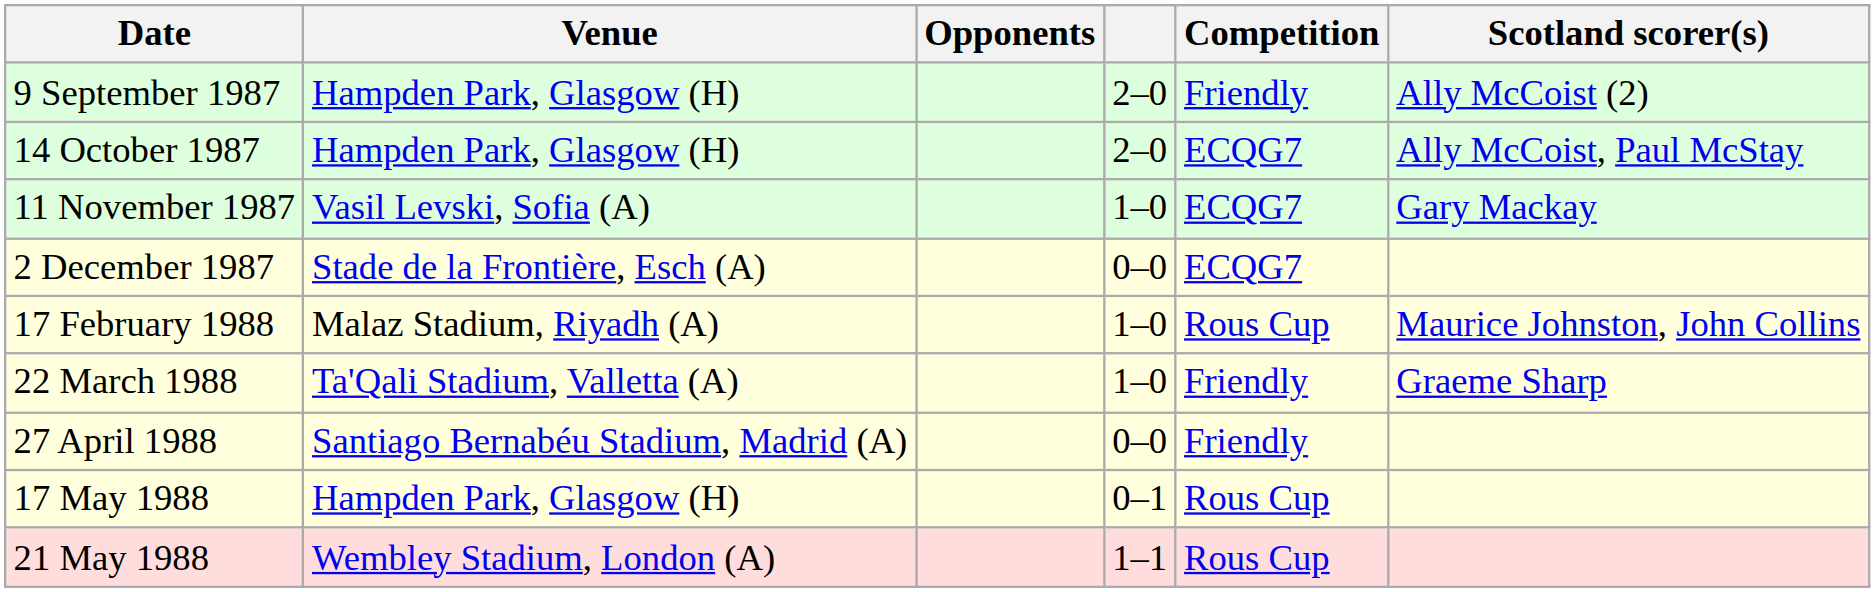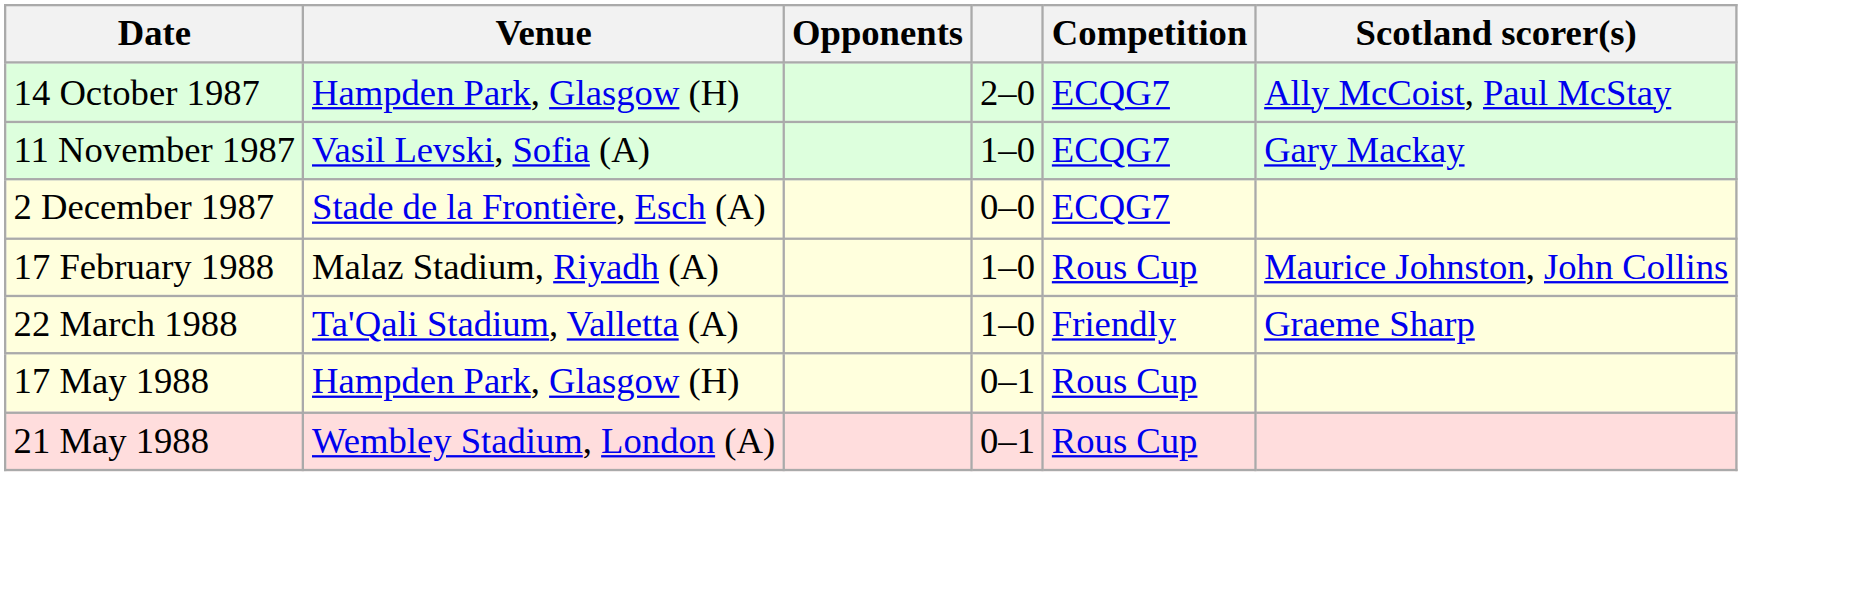- row: (147, 91)
- row: (115, 440)
(1140, 556) 1–1 -> (1007, 440) 0–1
